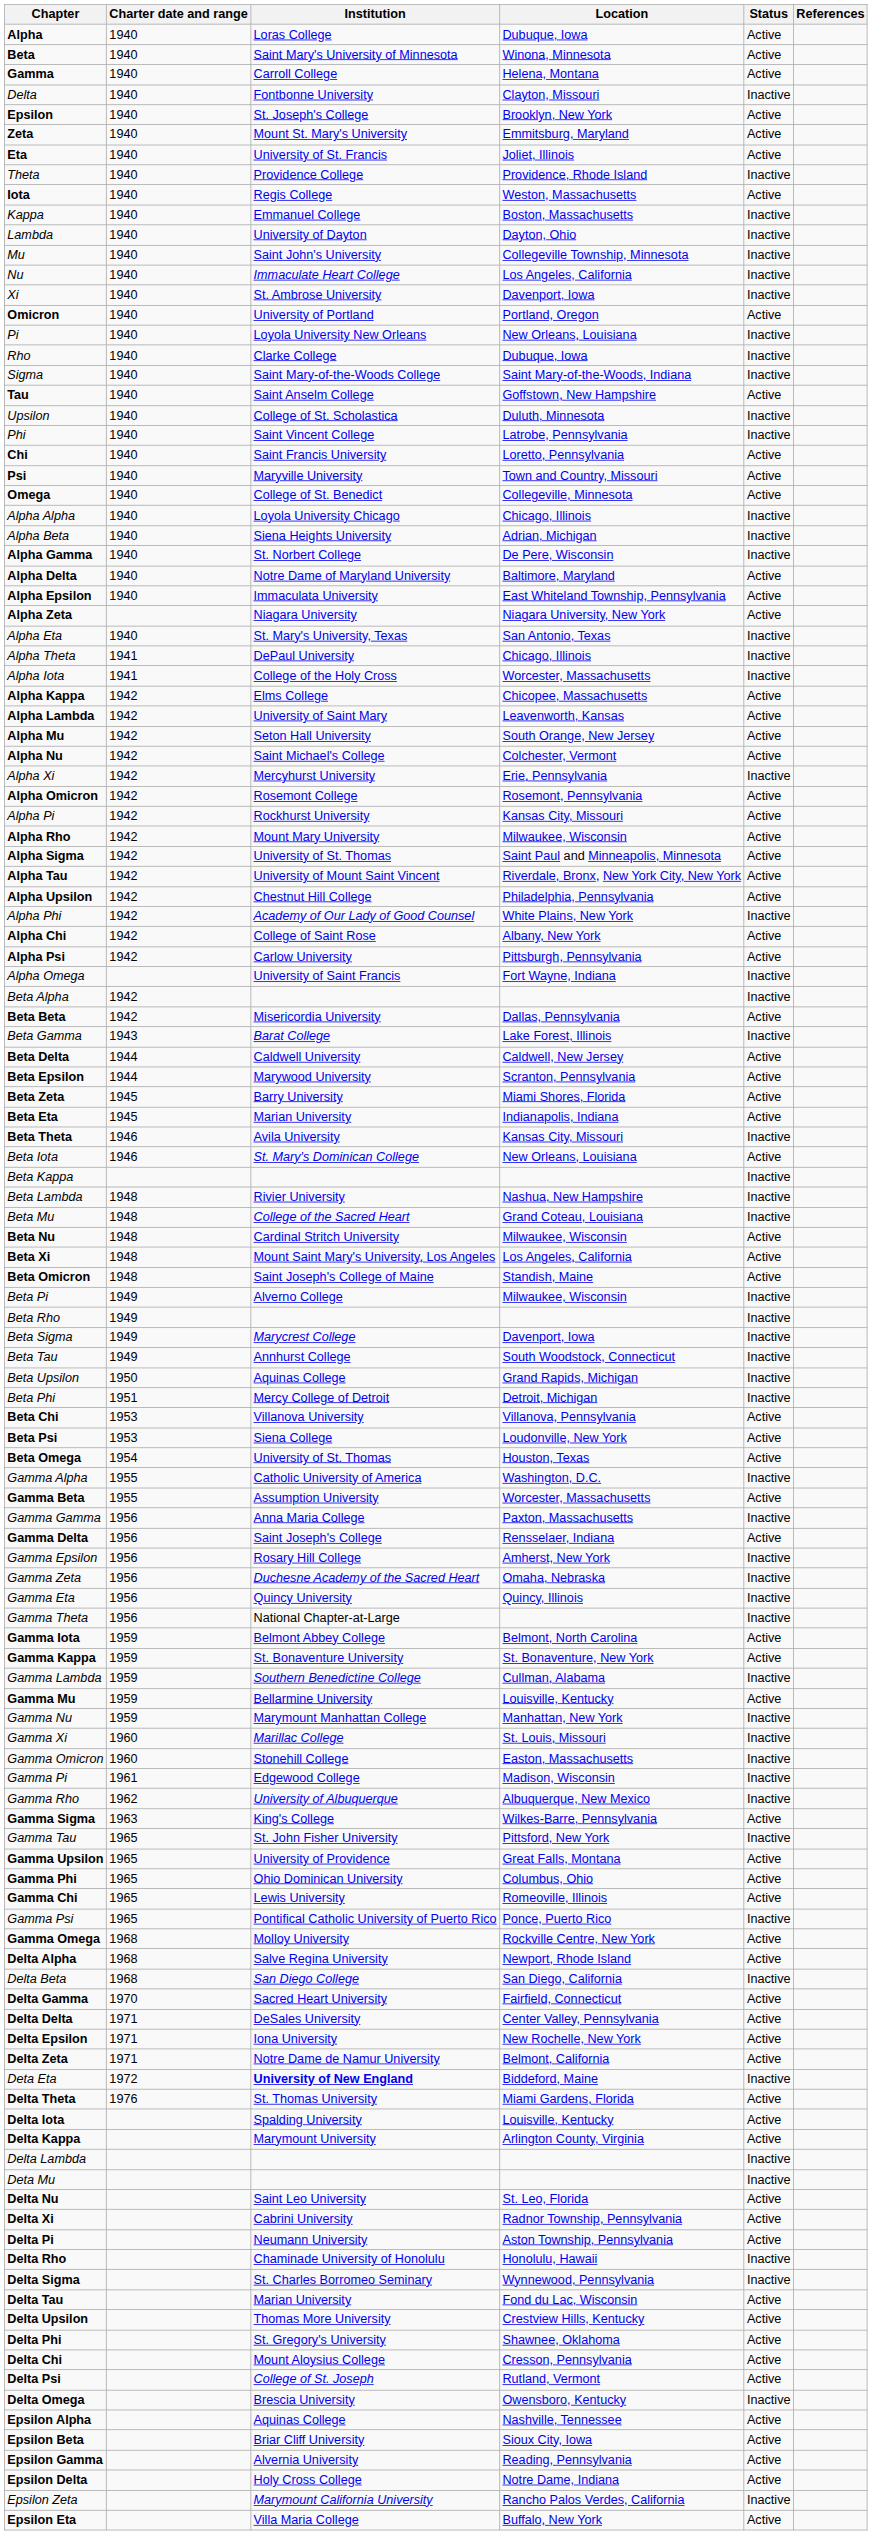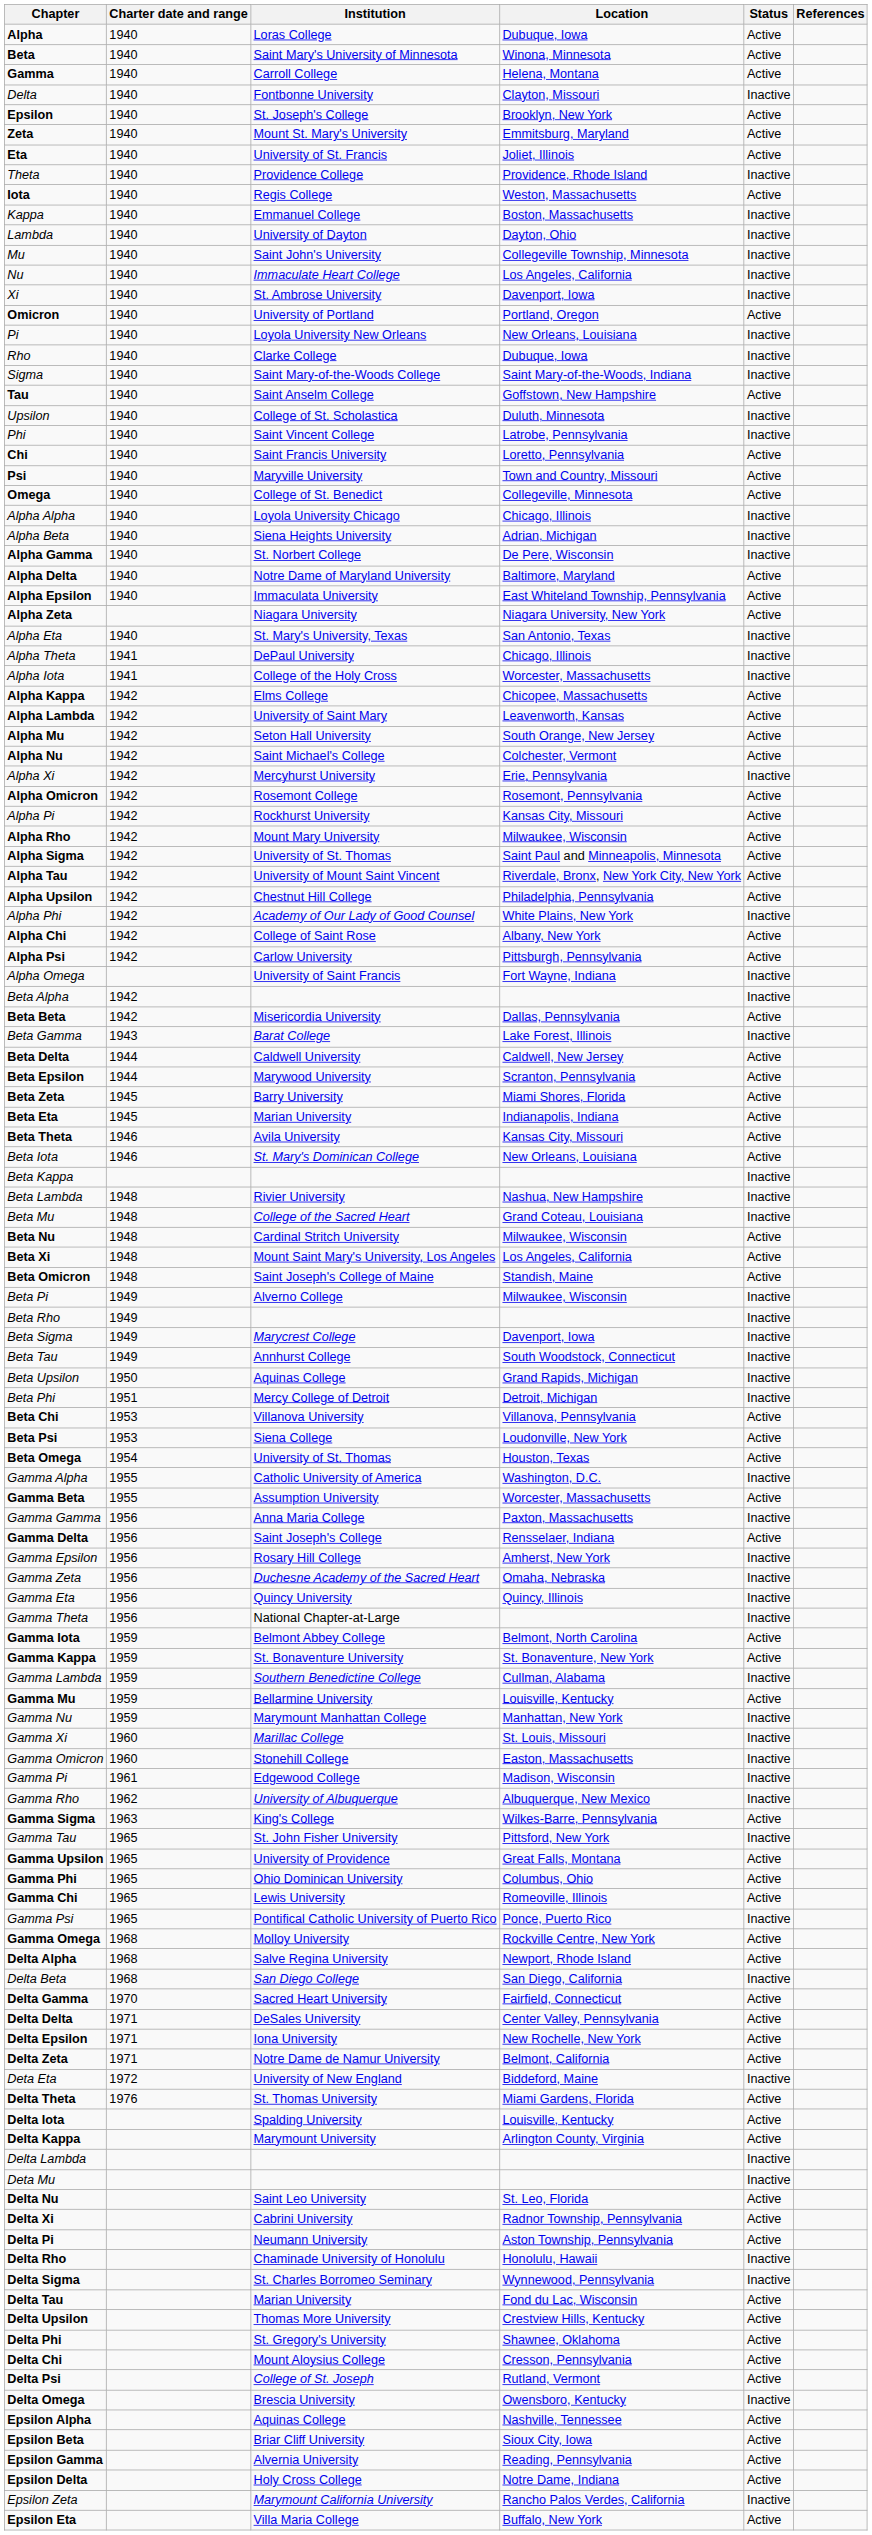(769, 1137) Inactive -> (764, 1137) Active
(333, 2079) bold -> (328, 2079) normal
